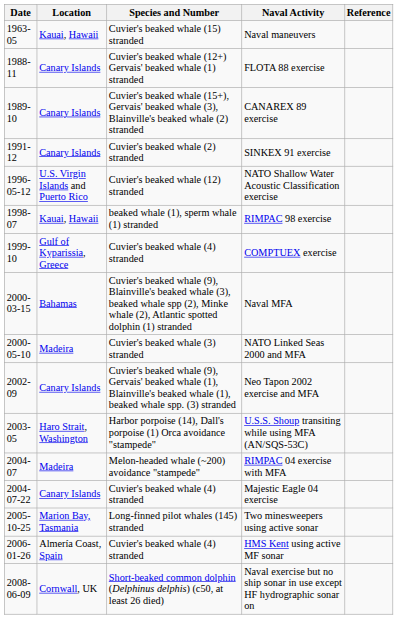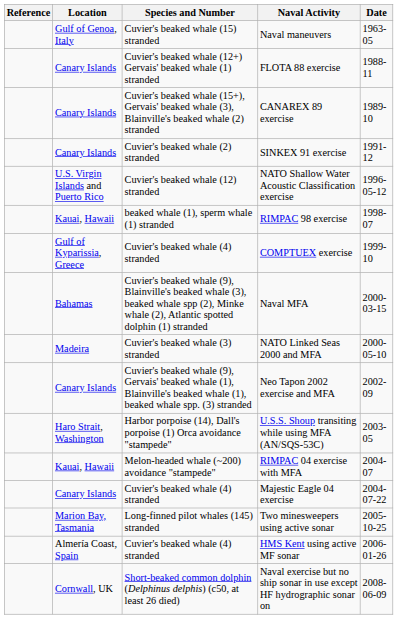columns swapped: (21, 12) <-> (369, 12)
(69, 34) Kauai, Hawaii -> (86, 34) Gulf of Genoa, Italy
(56, 466) Madeira -> (85, 466) Kauai, Hawaii
